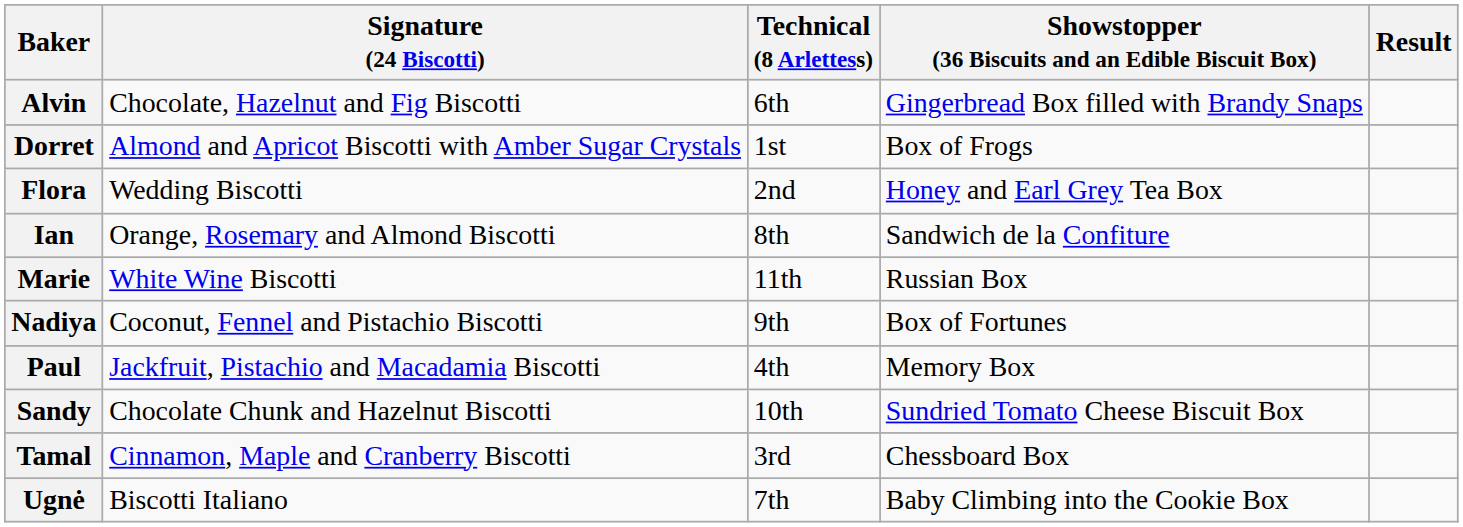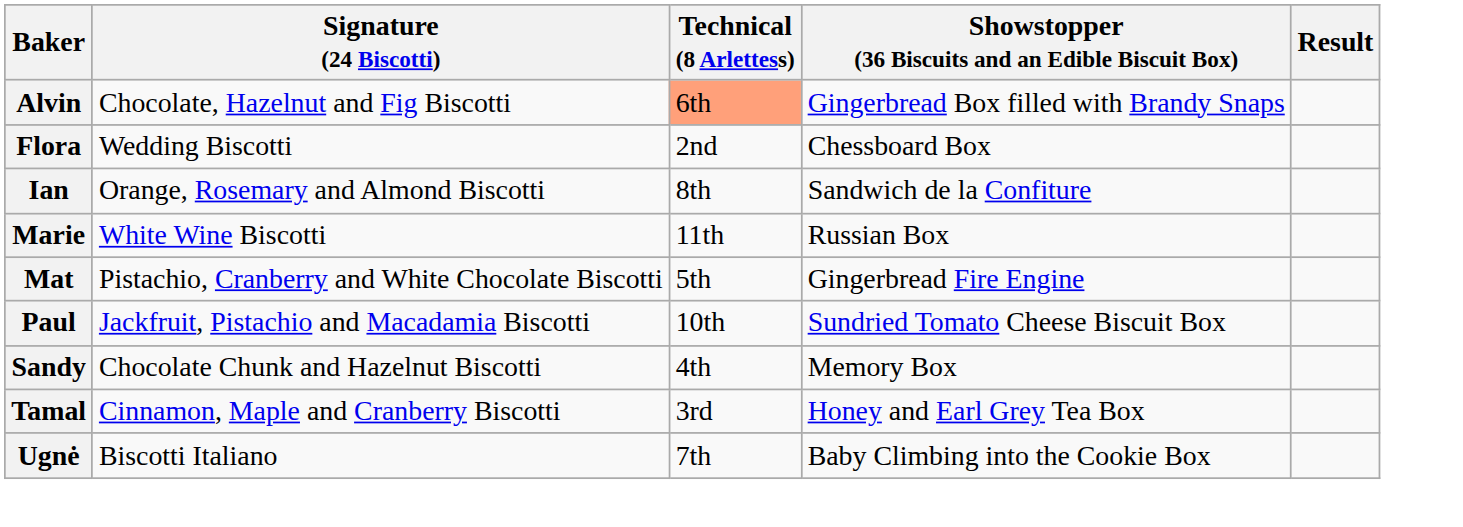(772, 102) no background -> (693, 102) lightsalmon background
- row: (54, 146)
(1054, 190) Honey and Earl Grey Tea Box -> (899, 146) Chessboard Box
+ row: (49, 278)
- row: (54, 322)
(772, 366) 4th -> (700, 322) 10th
(960, 366) Memory Box -> (1017, 322) Sundried Tomato Cheese Biscuit Box
(779, 411) 10th -> (693, 366) 4th
(1095, 411) Sundried Tomato Cheese Biscuit Box -> (882, 366) Memory Box
(977, 455) Chessboard Box -> (976, 411) Honey and Earl Grey Tea Box
